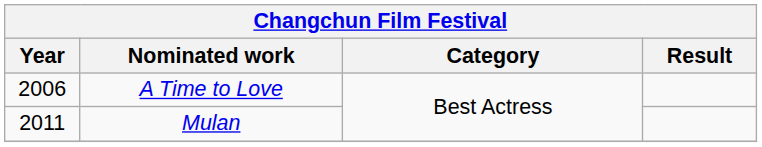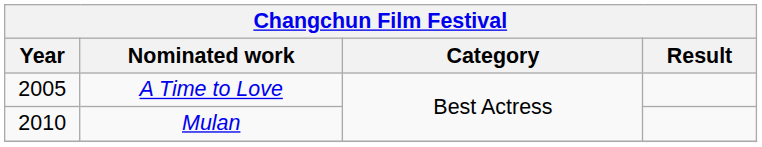(42, 89) 2006 -> (42, 89) 2005
(42, 123) 2011 -> (42, 123) 2010
